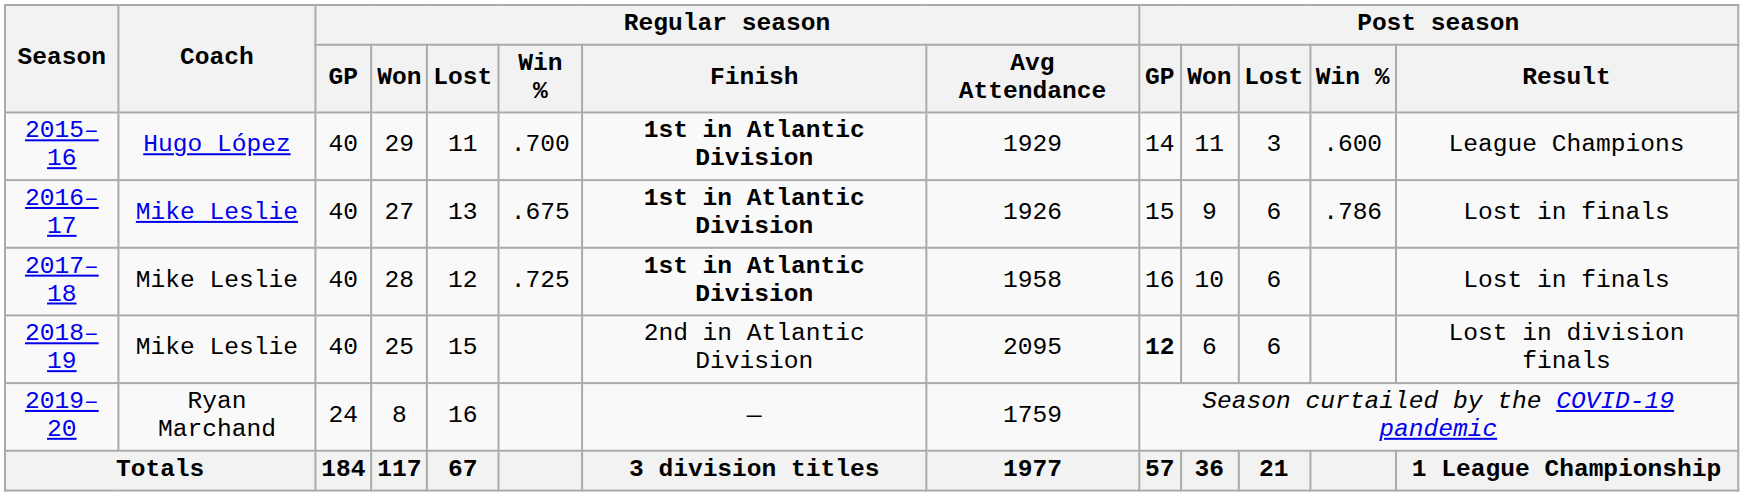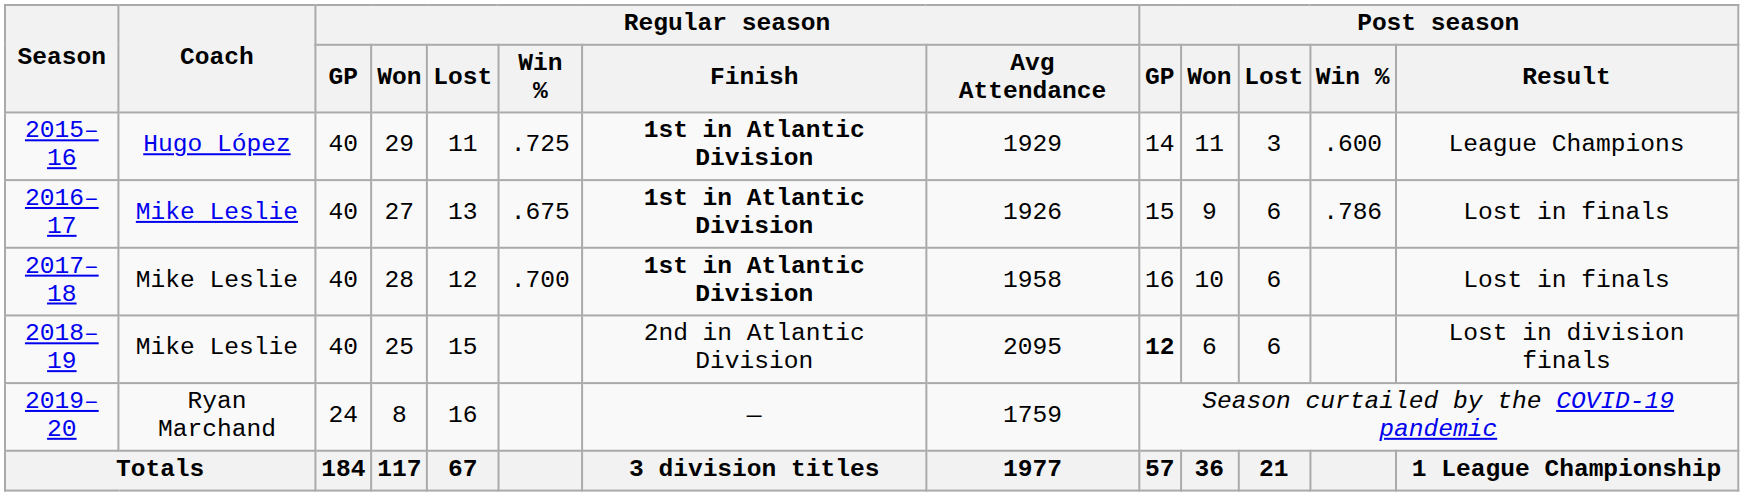(540, 146) .700 -> (540, 146) .725
(540, 281) .725 -> (540, 281) .700
